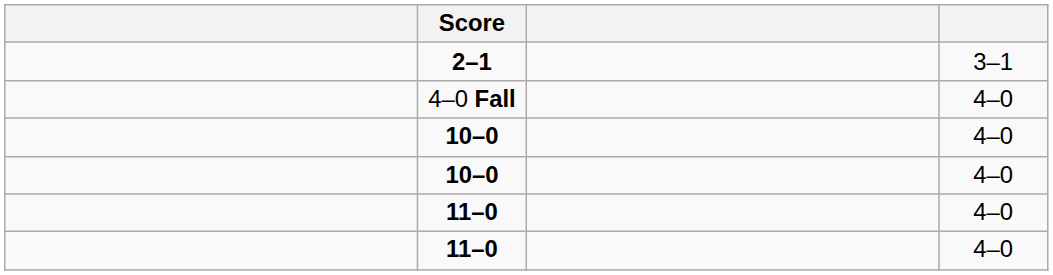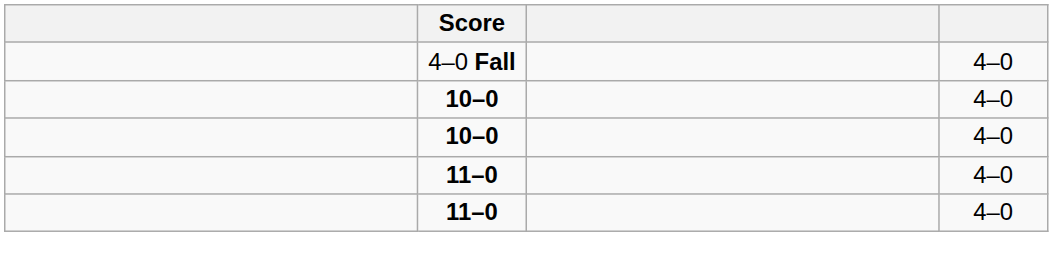- row: (472, 61)
